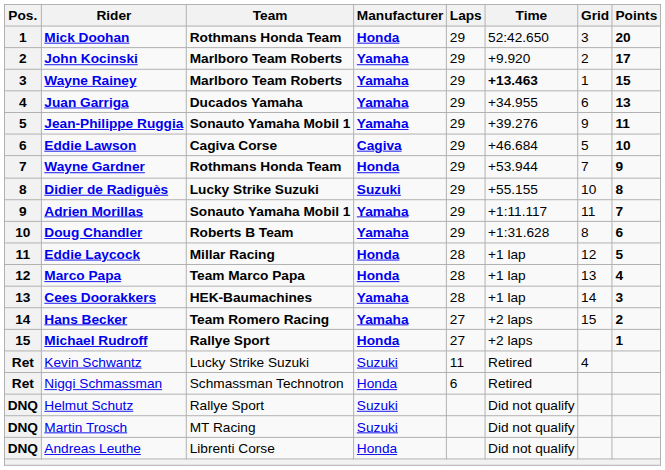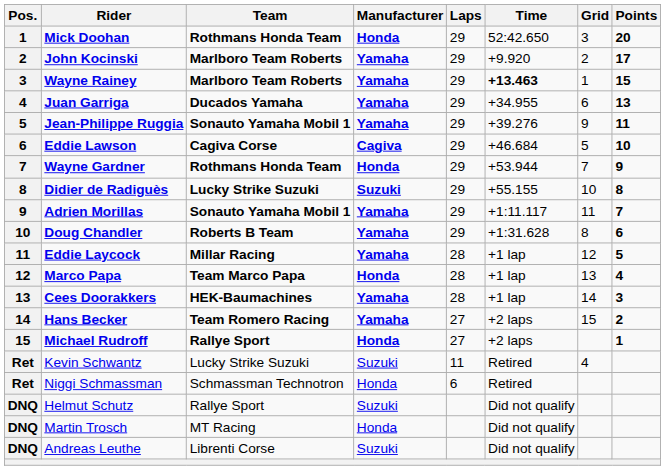(378, 254) Honda -> (383, 254) Yamaha
(377, 427) Suzuki -> (377, 427) Honda
(377, 449) Honda -> (377, 449) Suzuki
